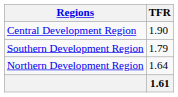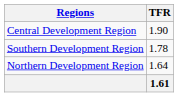(158, 48) 1.79 -> (158, 48) 1.78
